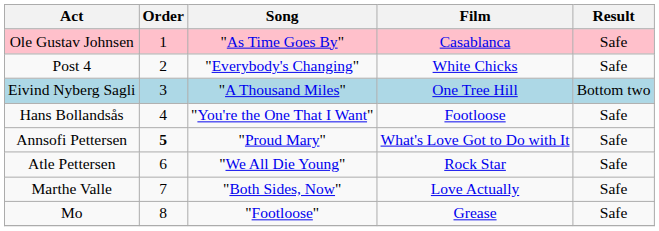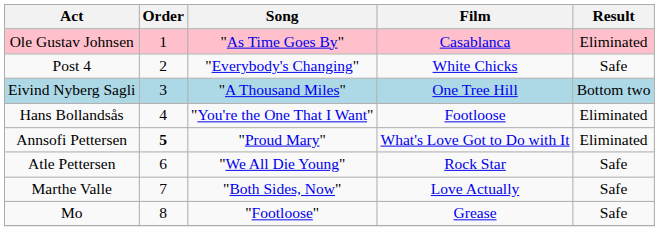(614, 41) Safe -> (614, 41) Eliminated
(614, 115) Safe -> (614, 115) Eliminated
(614, 139) Safe -> (614, 139) Eliminated
